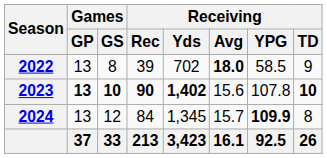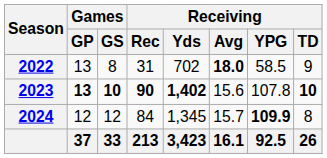(145, 66) 39 -> (145, 66) 31
(82, 116) 13 -> (82, 116) 12
